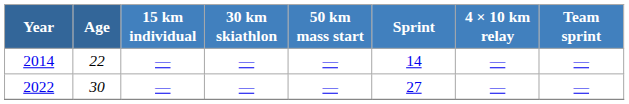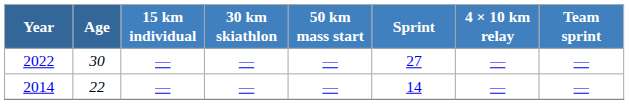rows swapped: (39, 61) <-> (39, 86)
